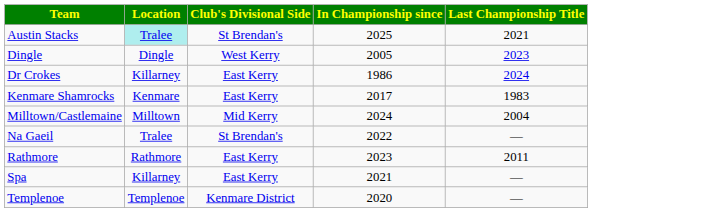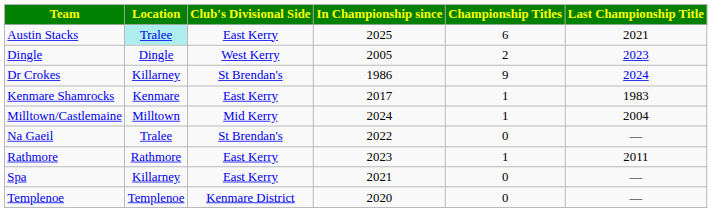+ column: (505, 14)
(250, 34) St Brendan's -> (250, 34) East Kerry
(250, 75) East Kerry -> (250, 75) St Brendan's
